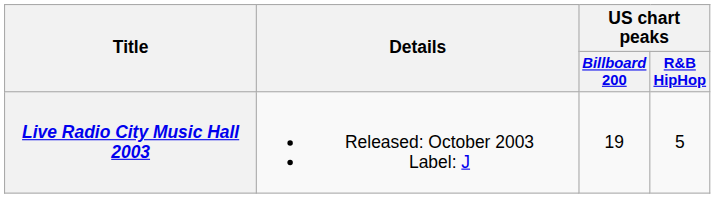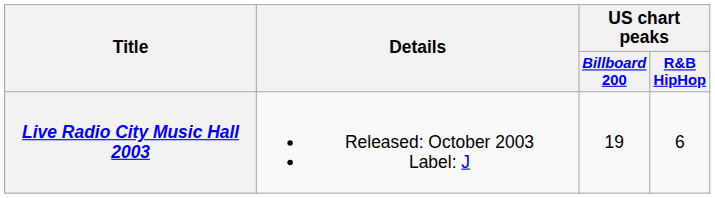(680, 142) 5 -> (680, 142) 6
